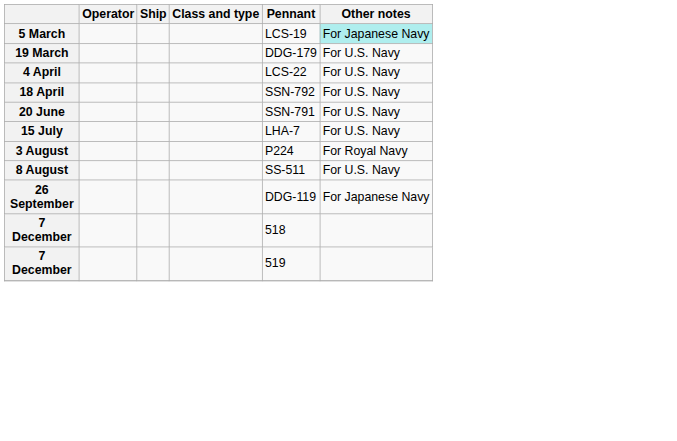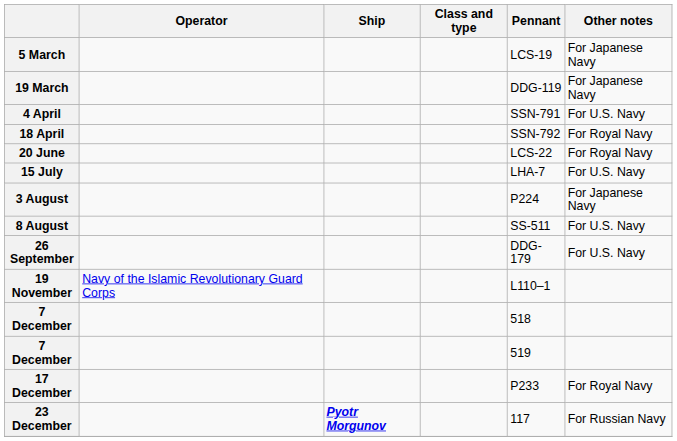(376, 33) paleturquoise background -> (605, 54) no background
(291, 53) DDG-179 -> (536, 87) DDG-119
(361, 53) For U.S. Navy -> (605, 87) For Japanese Navy
(286, 72) LCS-22 -> (535, 114) SSN-791
(361, 92) For U.S. Navy -> (610, 134) For Royal Navy
(290, 111) SSN-791 -> (531, 153) LCS-22
(361, 111) For U.S. Navy -> (610, 153) For Royal Navy
(365, 151) For Royal Navy -> (605, 199) For Japanese Navy
(290, 197) DDG-119 -> (526, 252) DDG-179
(376, 197) For Japanese Navy -> (606, 252) For U.S. Navy
+ row: (42, 285)
+ row: (42, 386)
+ row: (42, 419)
